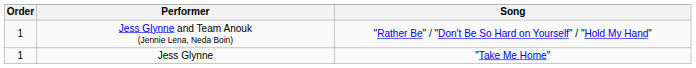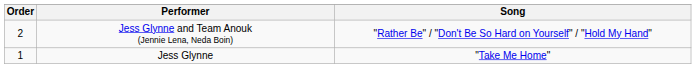(20, 34) 1 -> (20, 34) 2
